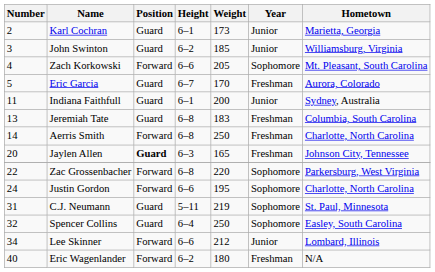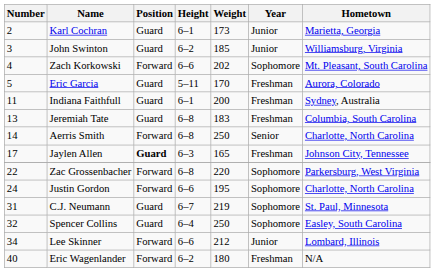(221, 66) 205 -> (221, 66) 202
(186, 83) 6–7 -> (188, 83) 5–11
(264, 101) Junior -> (272, 101) Freshman
(272, 136) Freshman -> (265, 136) Senior
(12, 153) 20 -> (12, 153) 17
(188, 206) 5–11 -> (186, 206) 6–7
